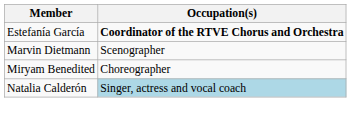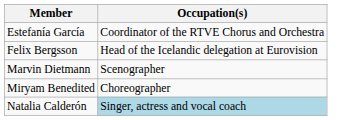(222, 32) bold -> (212, 32) normal
+ row: (42, 50)
